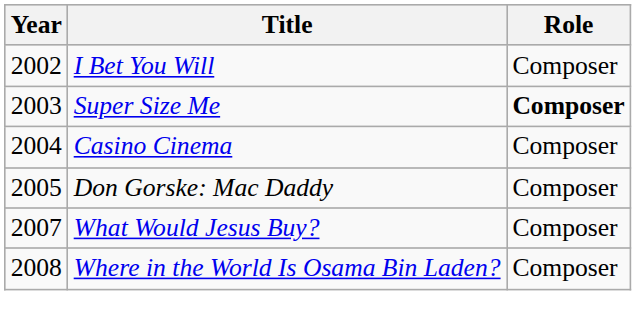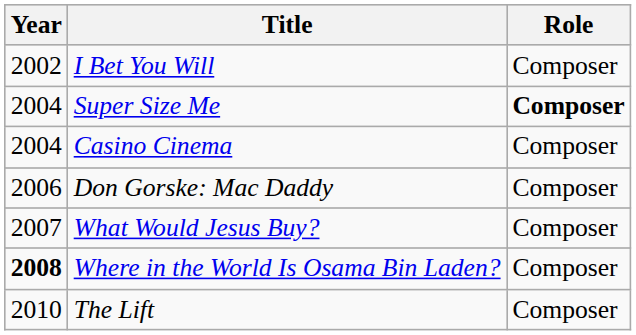(36, 106) 2003 -> (36, 106) 2004
(36, 187) 2005 -> (36, 187) 2006
(36, 268) normal -> (36, 268) bold
+ row: (114, 308)
